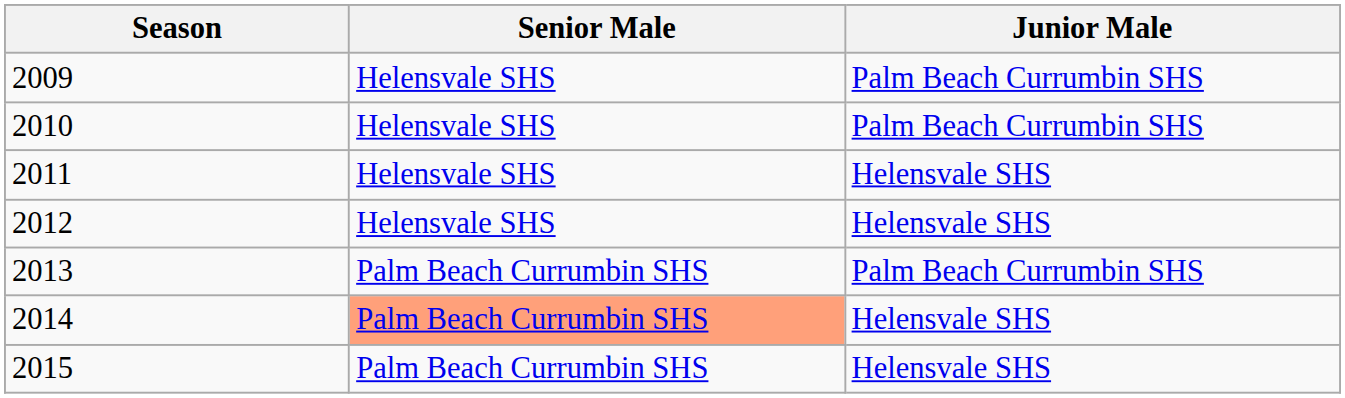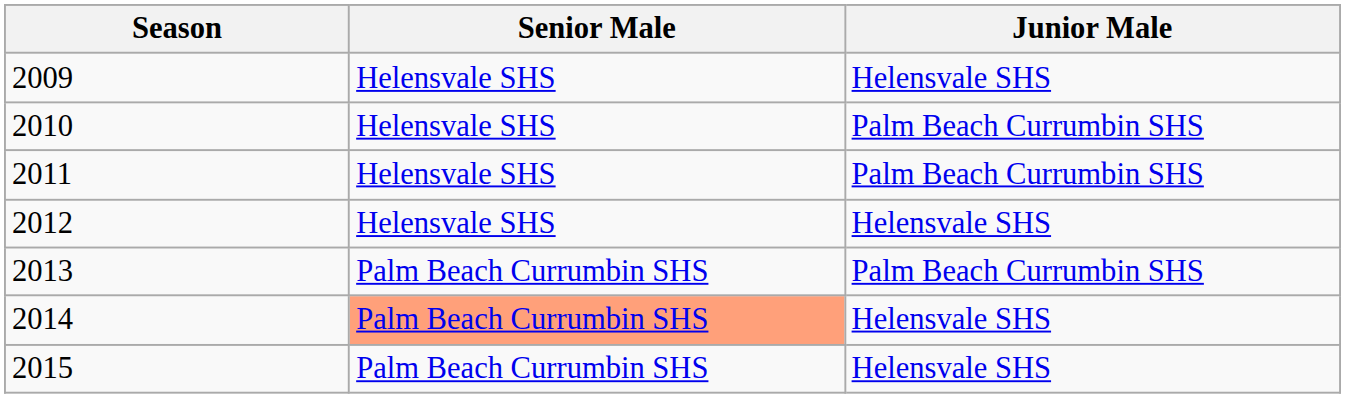(1028, 77) Palm Beach Currumbin SHS -> (951, 77) Helensvale SHS
(951, 174) Helensvale SHS -> (1028, 174) Palm Beach Currumbin SHS
